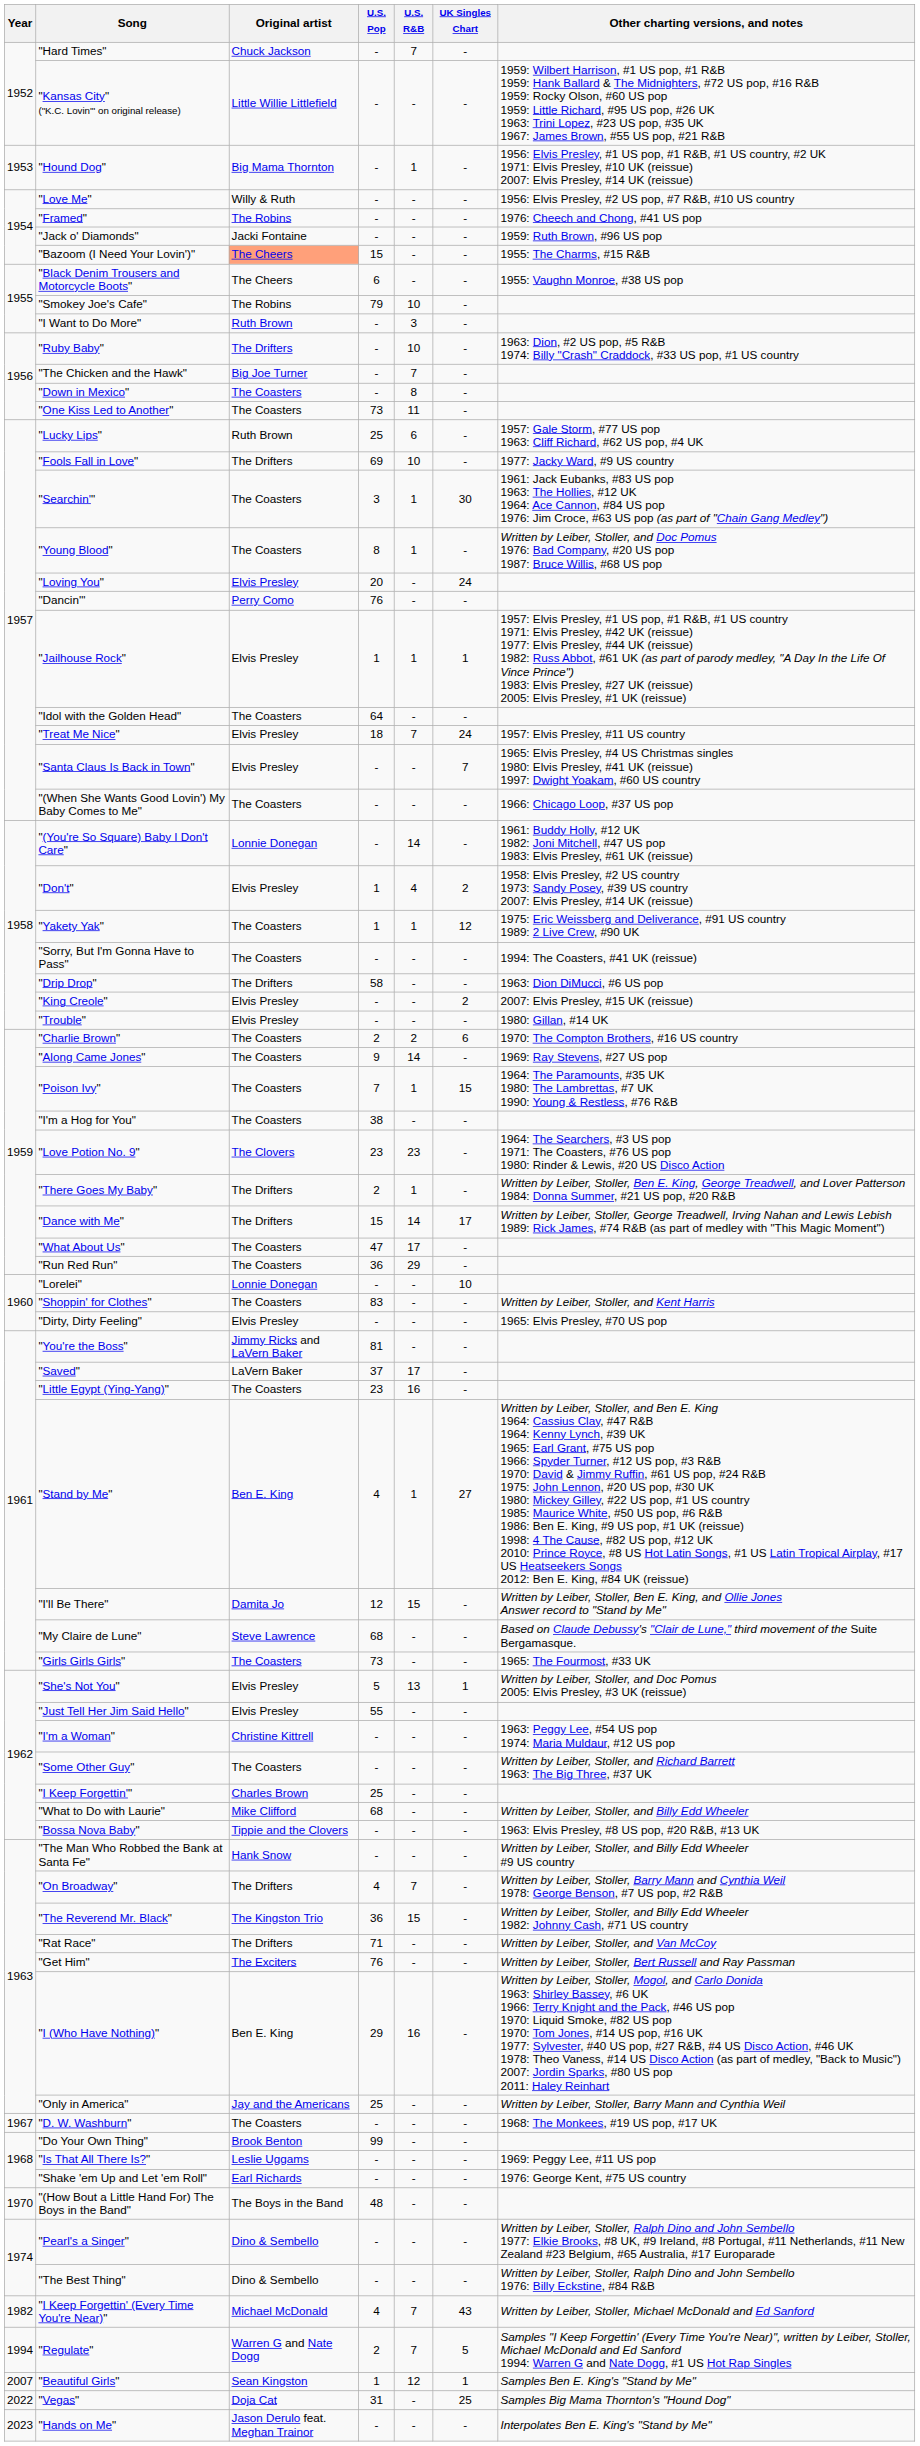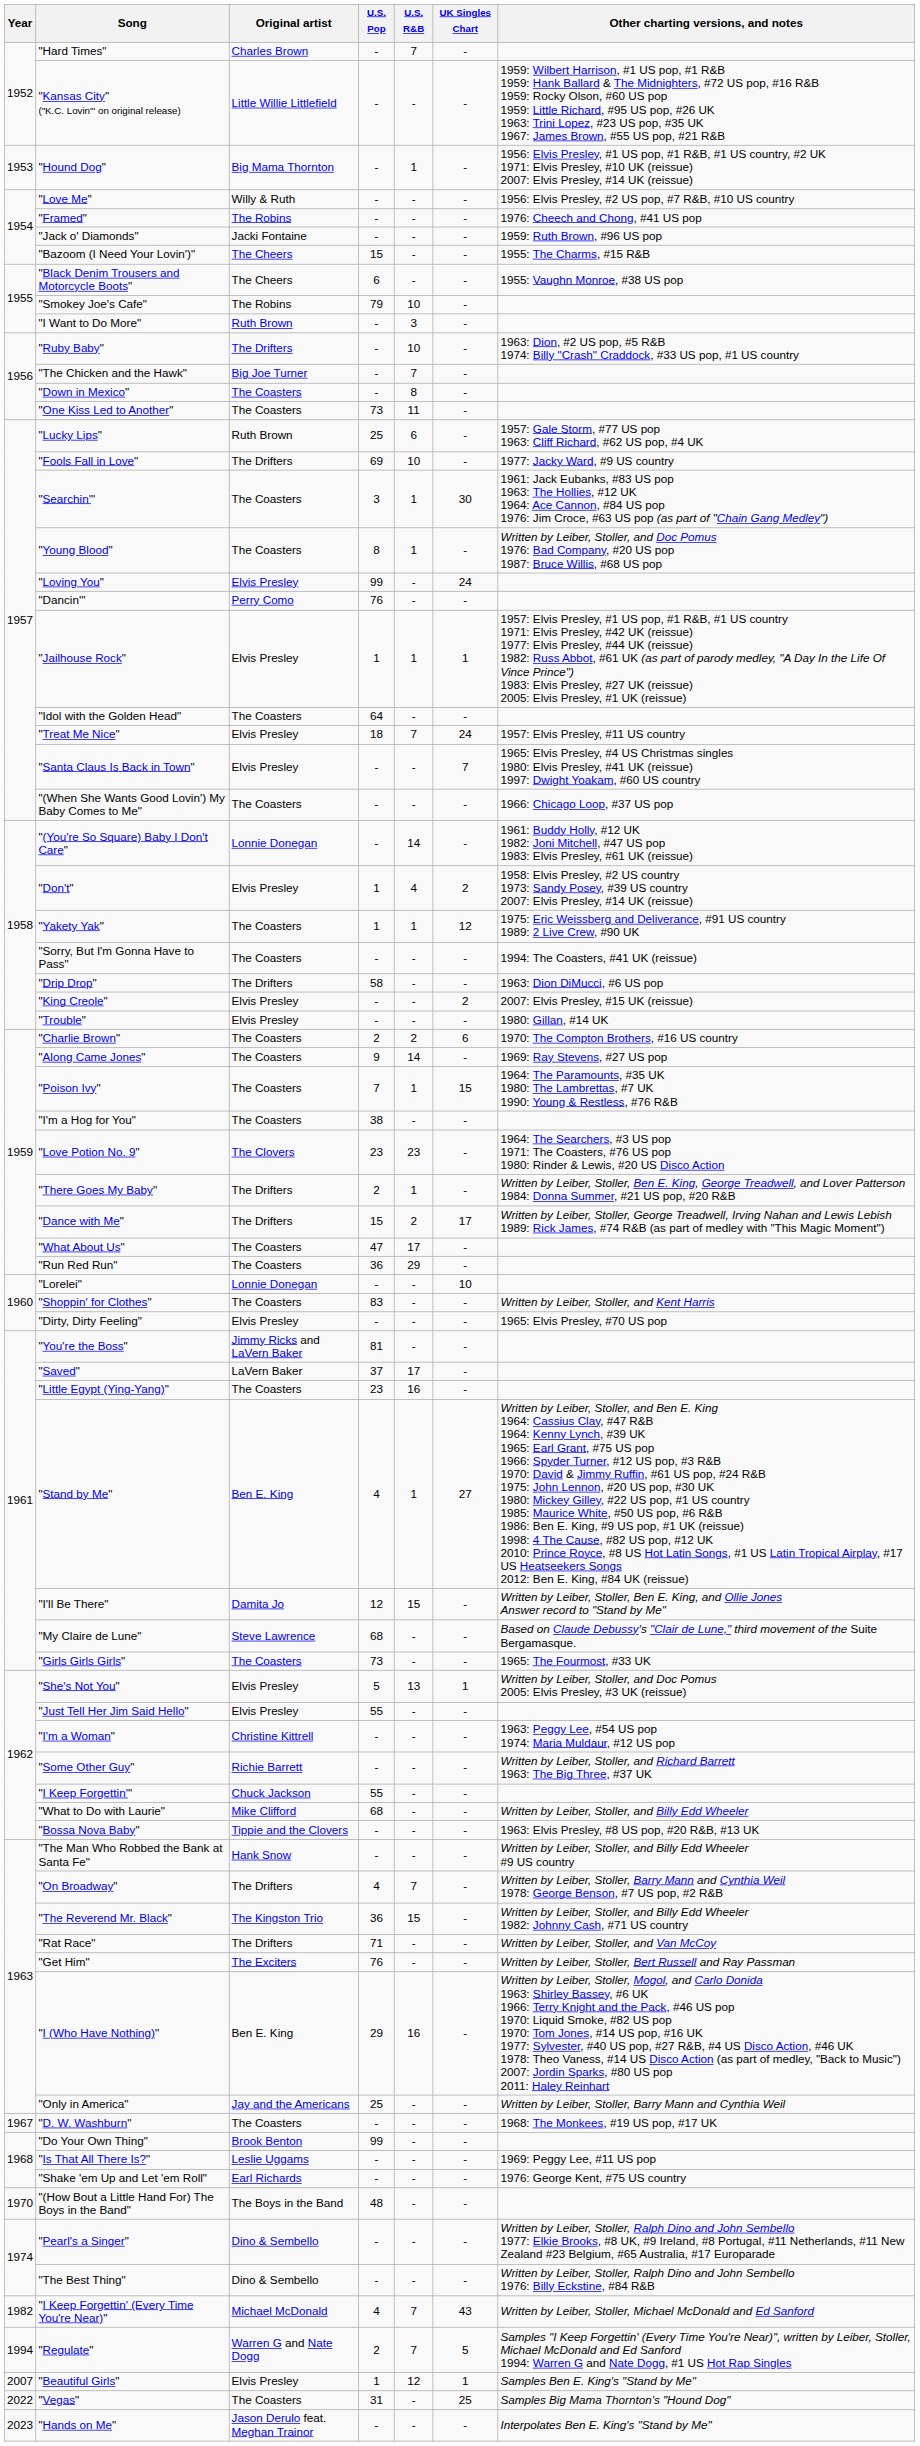(271, 51) Chuck Jackson -> (270, 51) Charles Brown
(262, 254) lightsalmon background -> (262, 254) no background
(376, 582) 20 -> (376, 582) 99
(414, 1222) 14 -> (414, 1222) 2
(267, 1768) The Coasters -> (267, 1768) Richie Barrett
(270, 1793) Charles Brown -> (271, 1793) Chuck Jackson
(376, 1793) 25 -> (376, 1793) 55
(270, 2381) Sean Kingston -> (265, 2381) Elvis Presley
(254, 2400) Doja Cat -> (267, 2400) The Coasters
